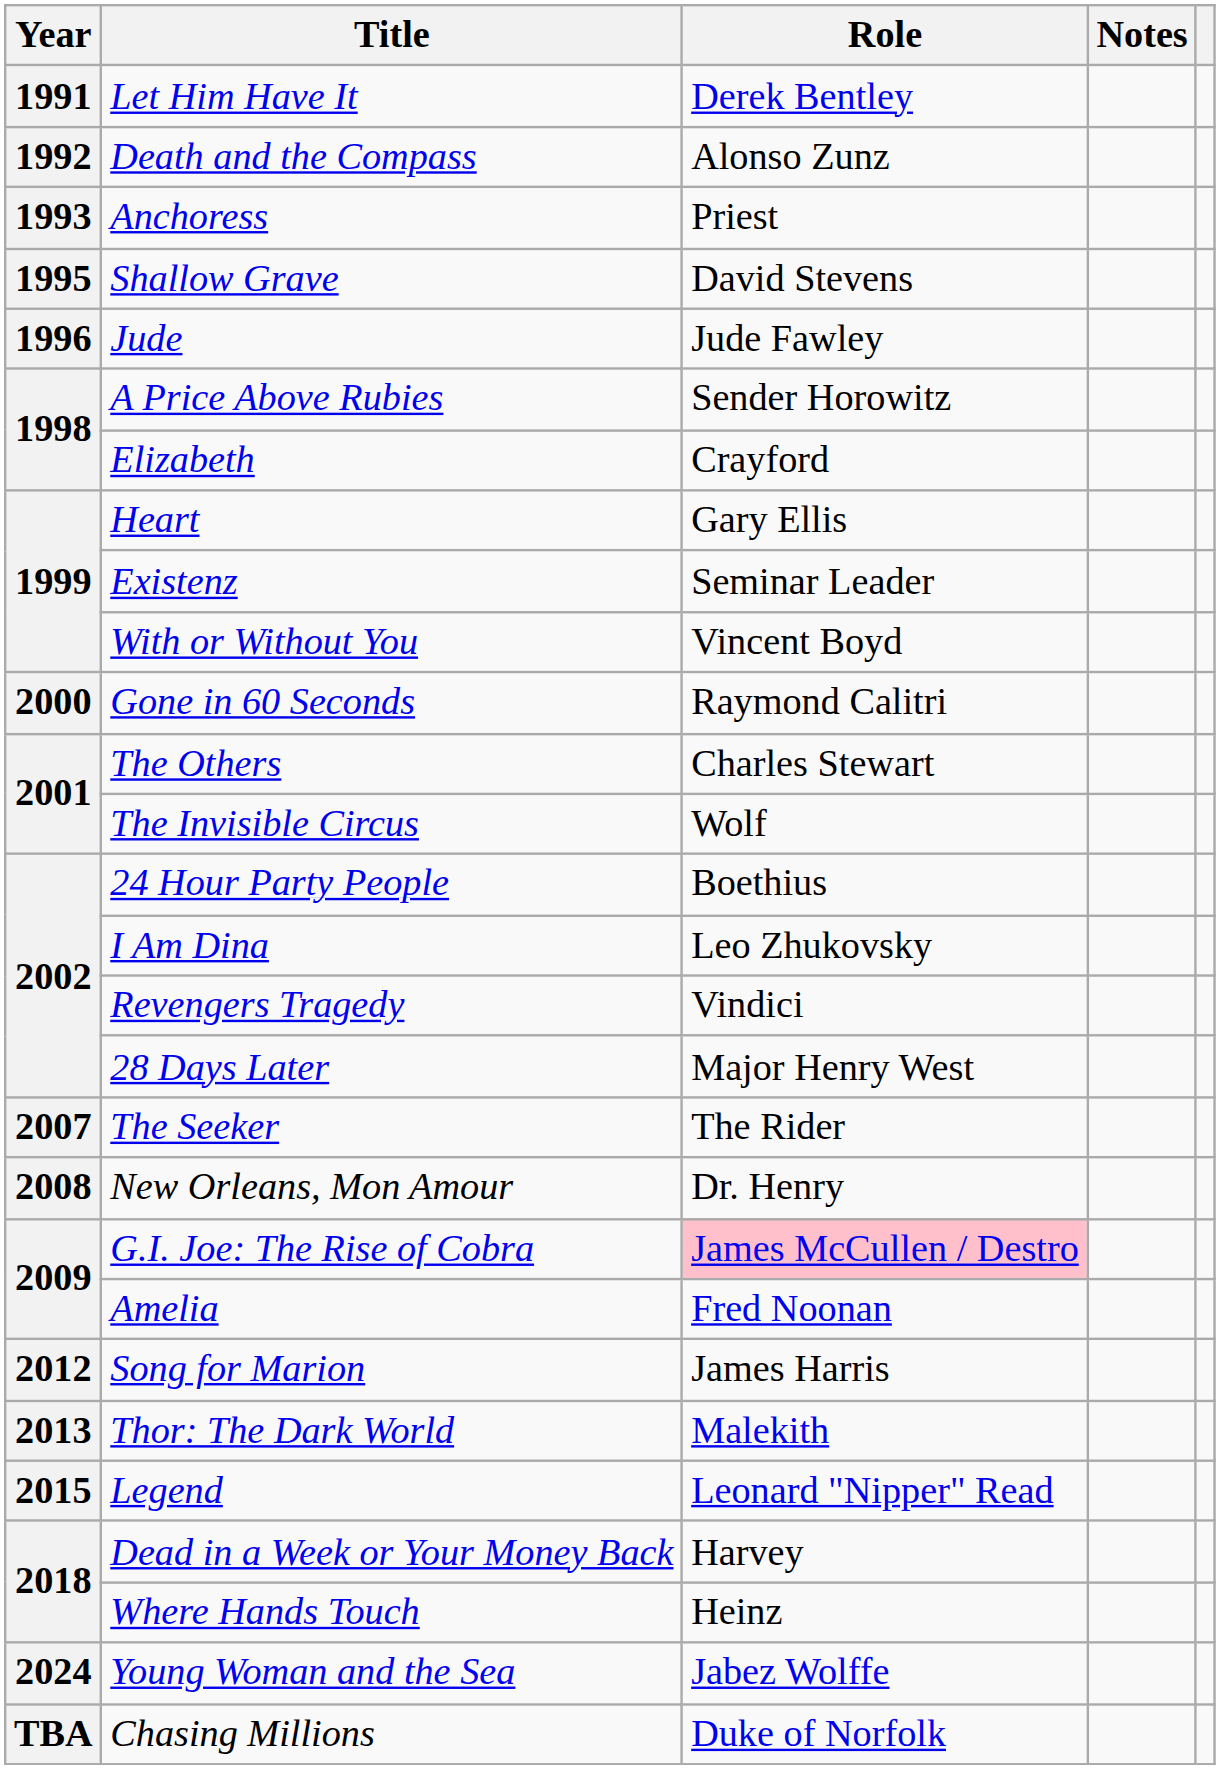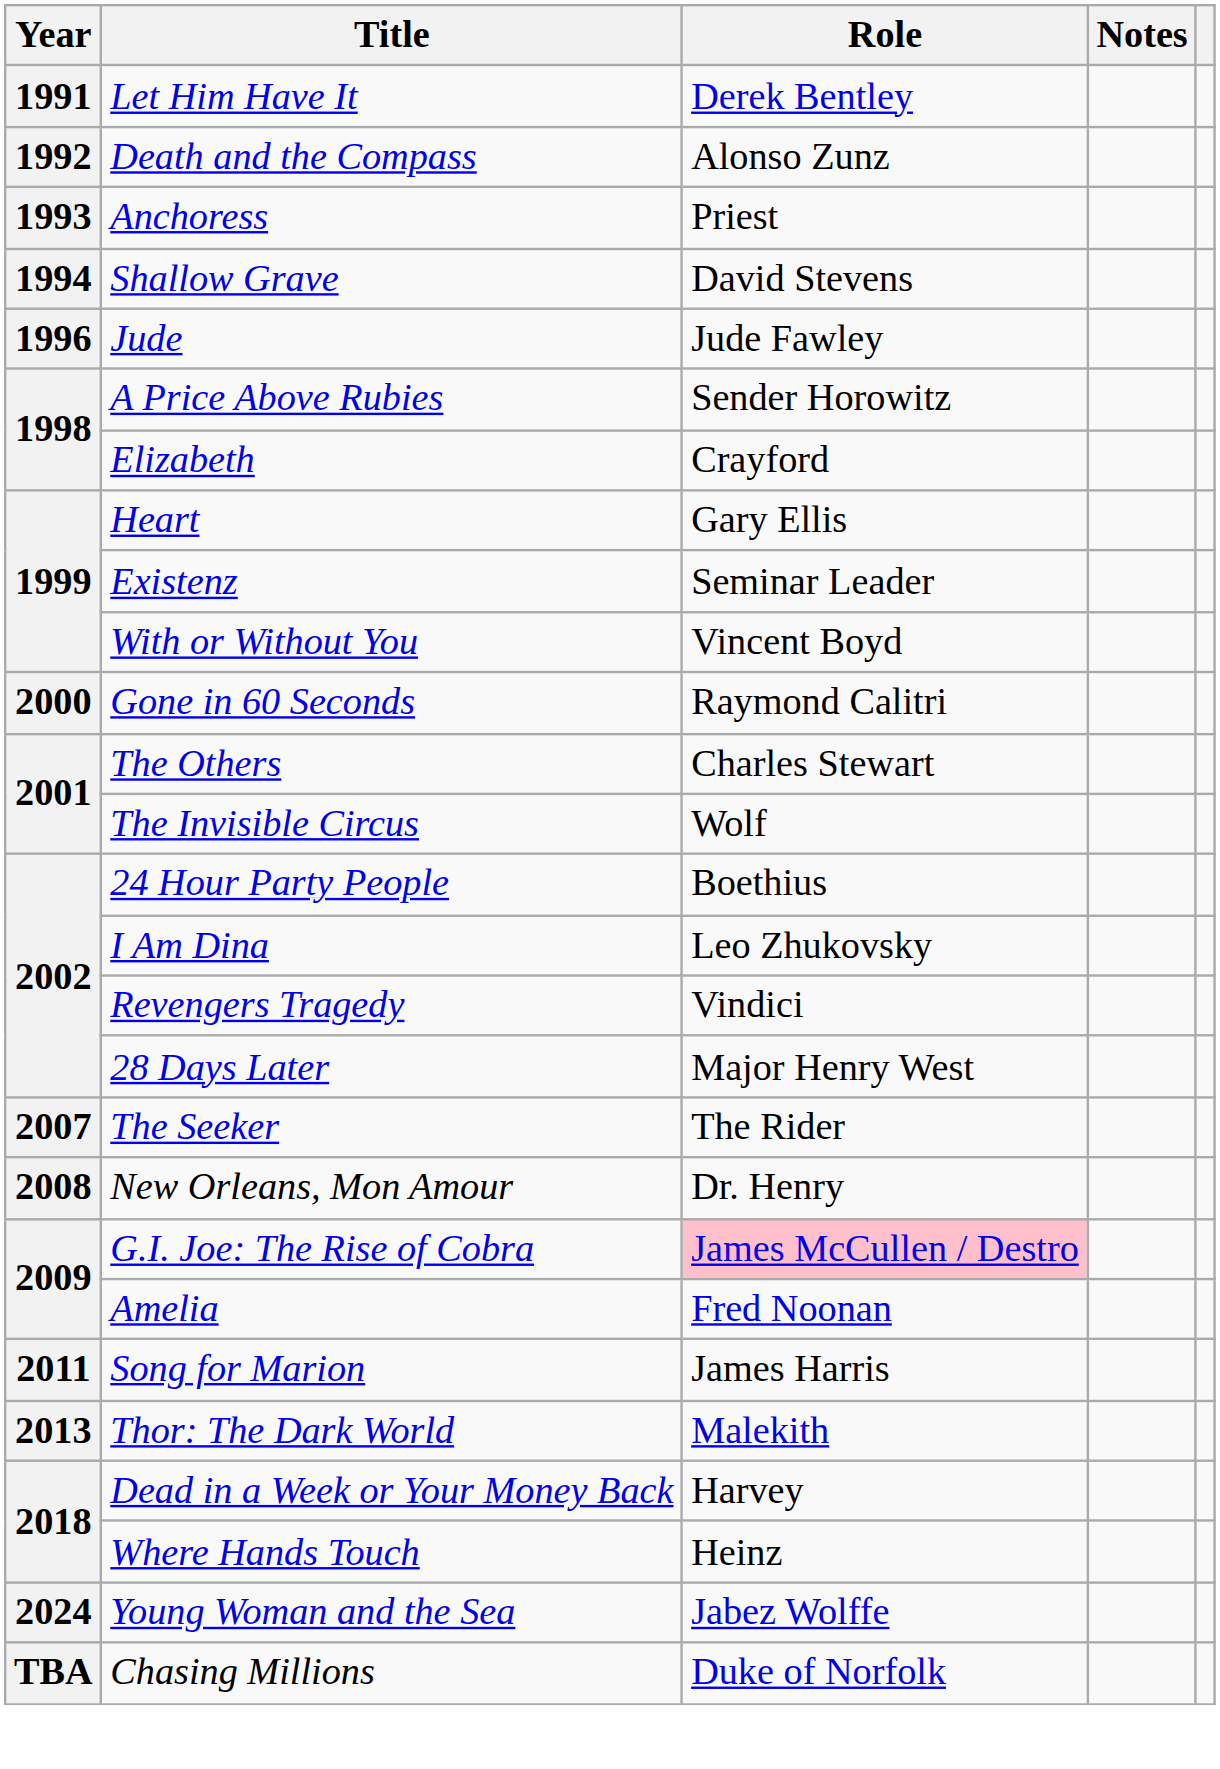(53, 277) 1995 -> (53, 277) 1994
(53, 1369) 2012 -> (53, 1369) 2011
- row: (167, 1490)
